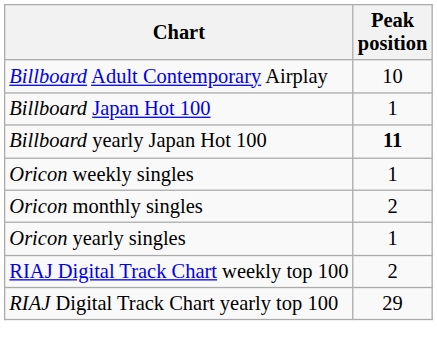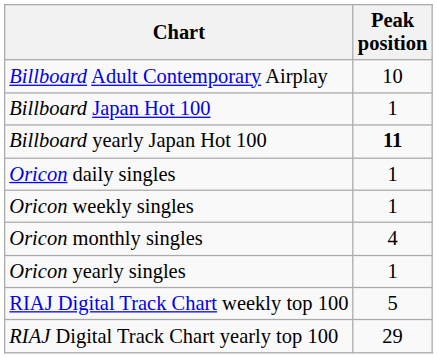+ row: (92, 173)
(393, 206) 2 -> (393, 238) 4
(393, 271) 2 -> (393, 303) 5
